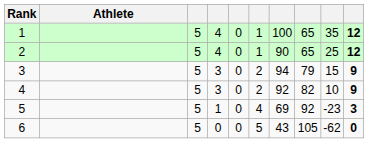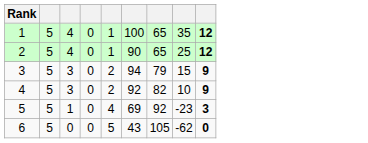- column: (113, 14)
